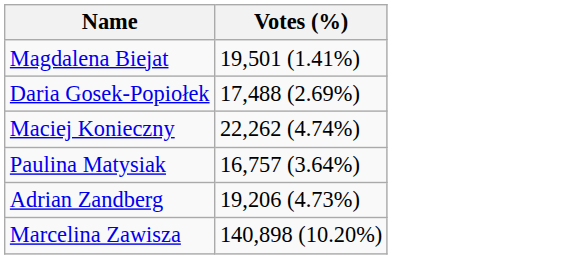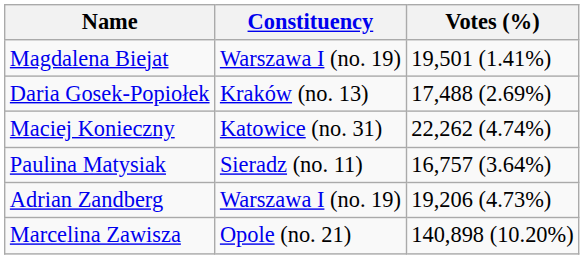+ column: (310, 22)
